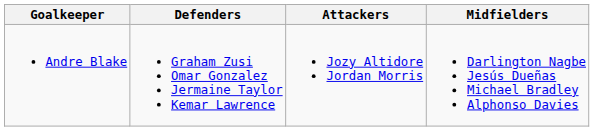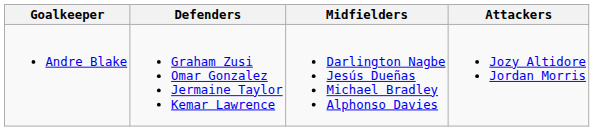columns swapped: (508, 15) <-> (356, 15)
